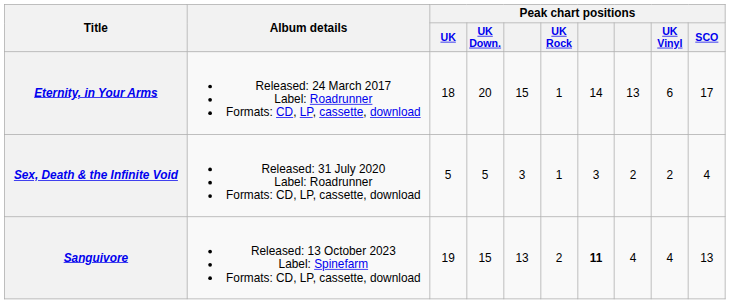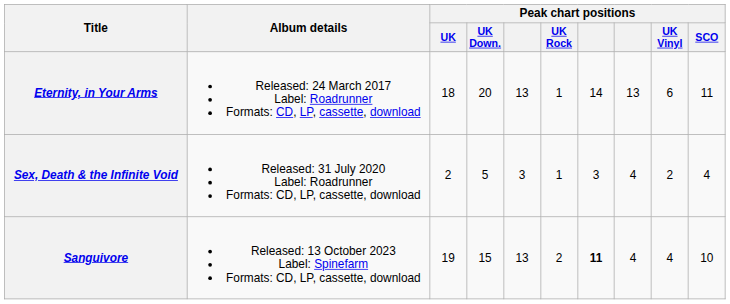(522, 93) 15 -> (522, 93) 13
(707, 93) 17 -> (707, 93) 11
(448, 175) 5 -> (448, 175) 2
(633, 175) 2 -> (633, 175) 4
(707, 257) 13 -> (707, 257) 10
